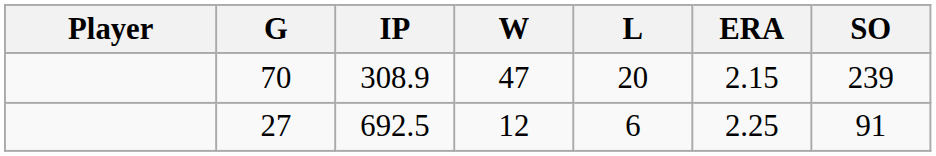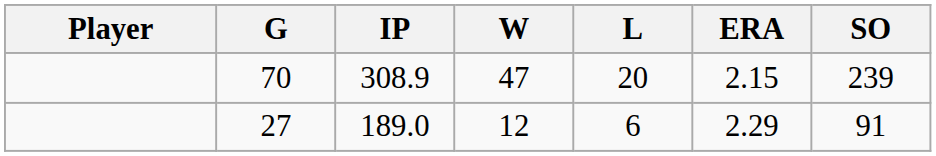(395, 126) 692.5 -> (395, 126) 189.0
(752, 126) 2.25 -> (752, 126) 2.29
